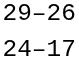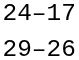rows swapped: (39, 49) <-> (39, 13)
